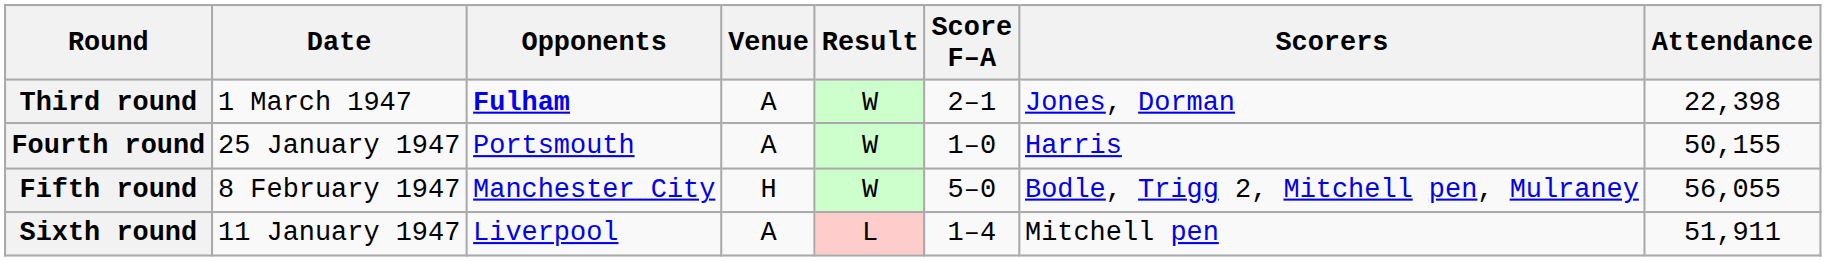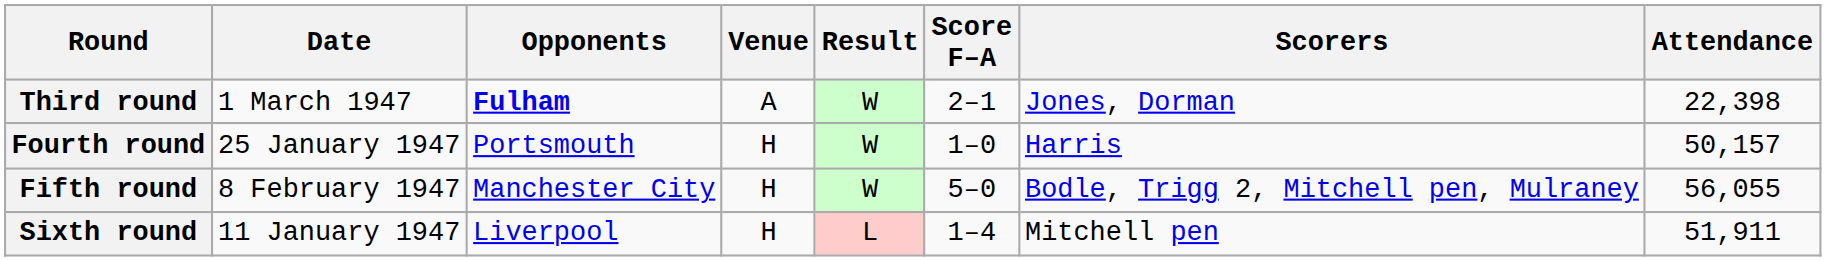(769, 146) A -> (769, 146) H
(1732, 146) 50,155 -> (1732, 146) 50,157
(769, 233) A -> (769, 233) H
